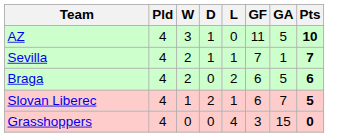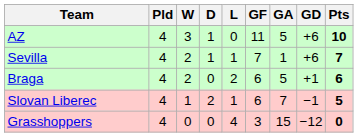+ column: (311, 15)
